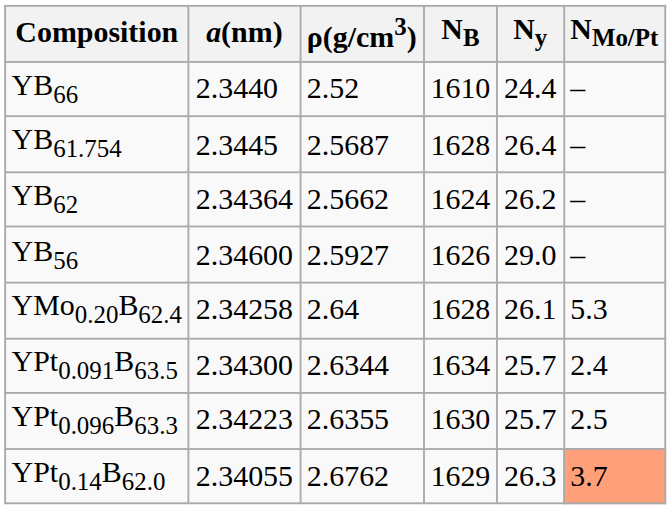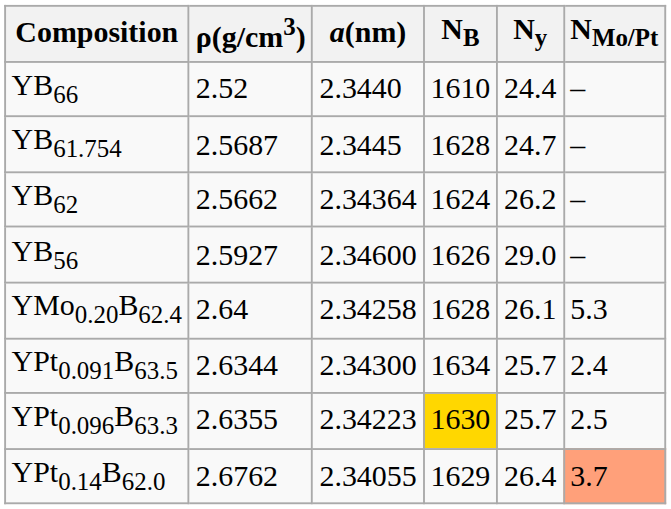columns swapped: (244, 33) <-> (362, 33)
(530, 143) 26.4 -> (530, 143) 24.7
(460, 420) no background -> (460, 420) gold background
(530, 475) 26.3 -> (530, 475) 26.4
